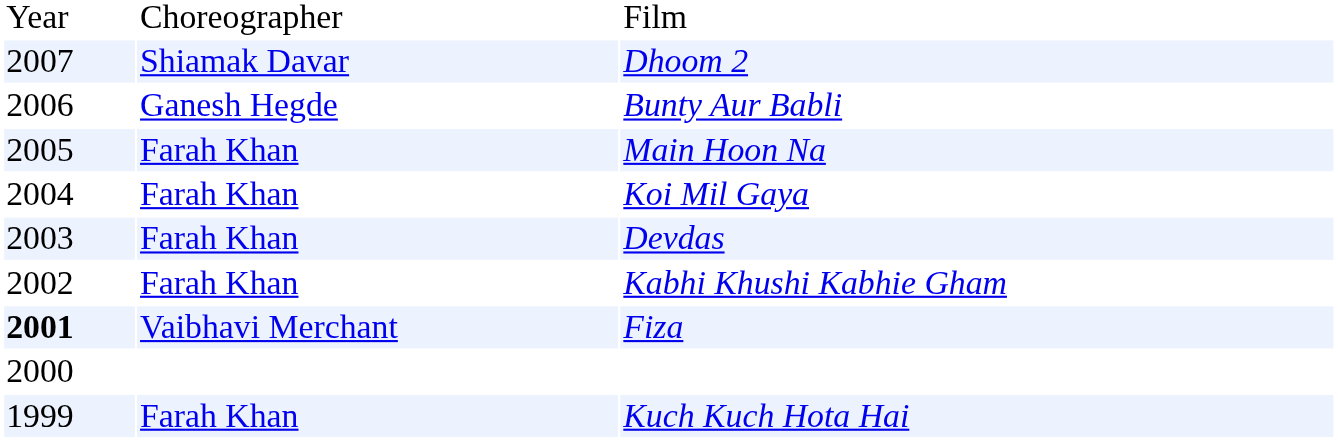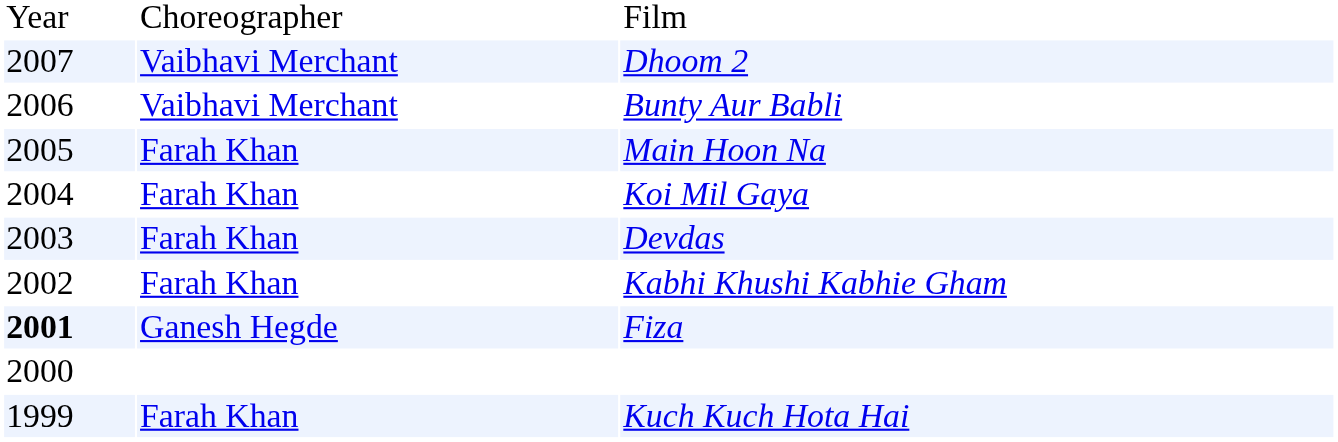(245, 60) Shiamak Davar -> (269, 60) Vaibhavi Merchant
(239, 105) Ganesh Hegde -> (269, 105) Vaibhavi Merchant
(269, 326) Vaibhavi Merchant -> (239, 326) Ganesh Hegde
